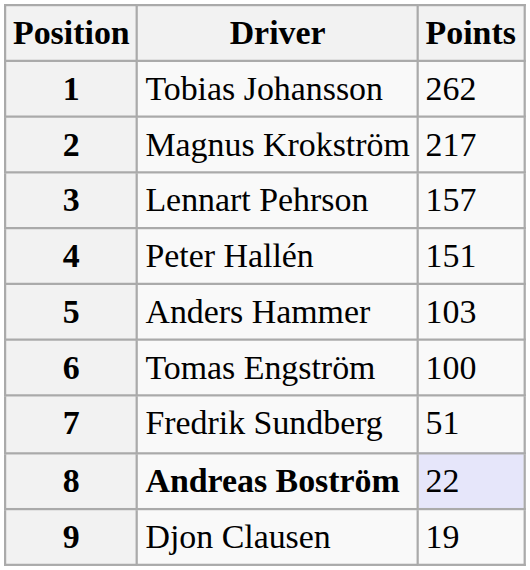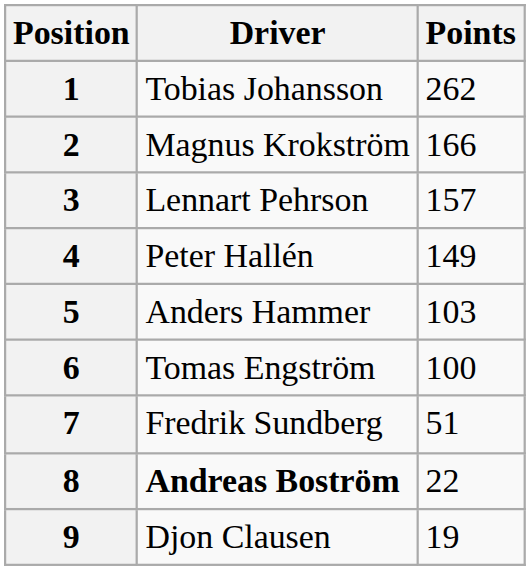(451, 144) 217 -> (451, 144) 166
(451, 256) 151 -> (451, 256) 149
(442, 479) lavender background -> (442, 479) no background
